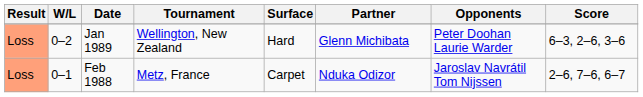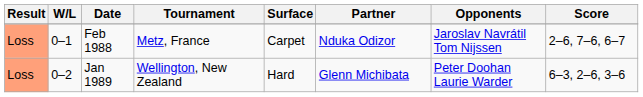rows swapped: (98, 75) <-> (98, 41)
